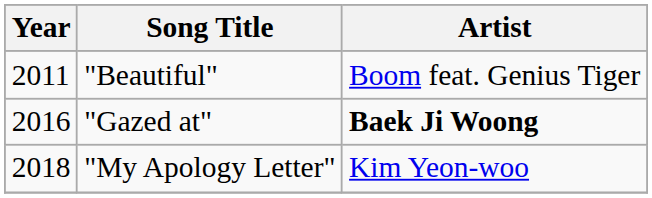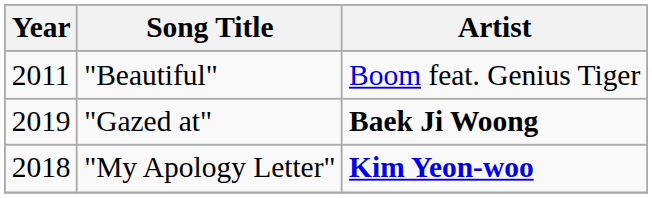(41, 121) 2016 -> (41, 121) 2019
(439, 167) normal -> (441, 167) bold
